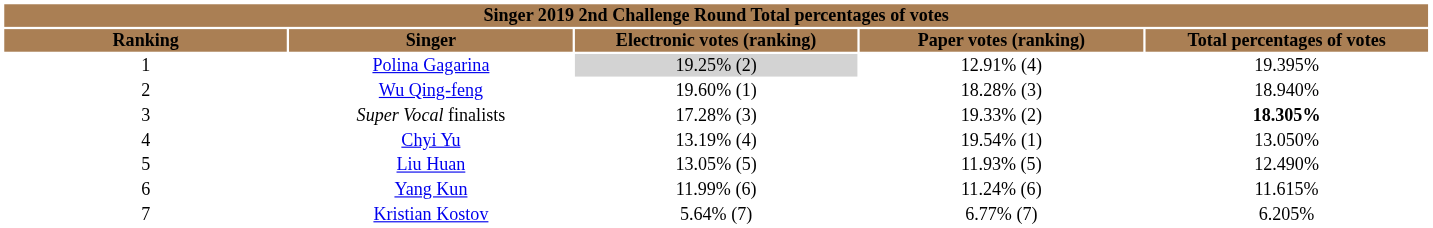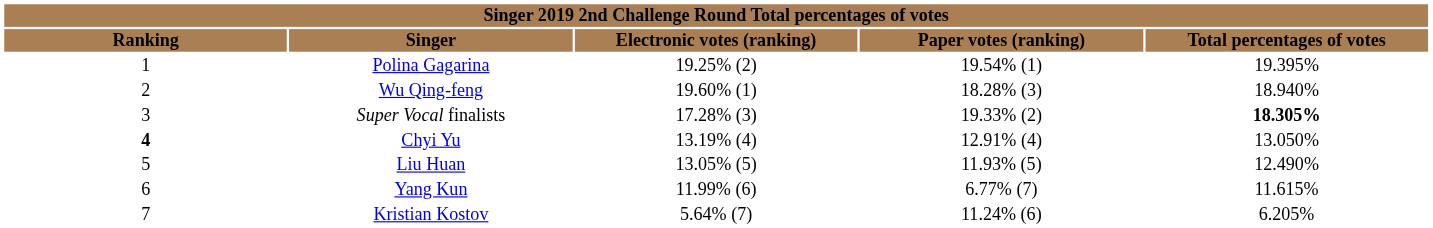(716, 65) lightgrey background -> (716, 65) no background
(1001, 65) 12.91% (4) -> (1001, 65) 19.54% (1)
(146, 139) normal -> (146, 139) bold
(1001, 139) 19.54% (1) -> (1001, 139) 12.91% (4)
(1001, 189) 11.24% (6) -> (1001, 189) 6.77% (7)
(1001, 214) 6.77% (7) -> (1001, 214) 11.24% (6)
